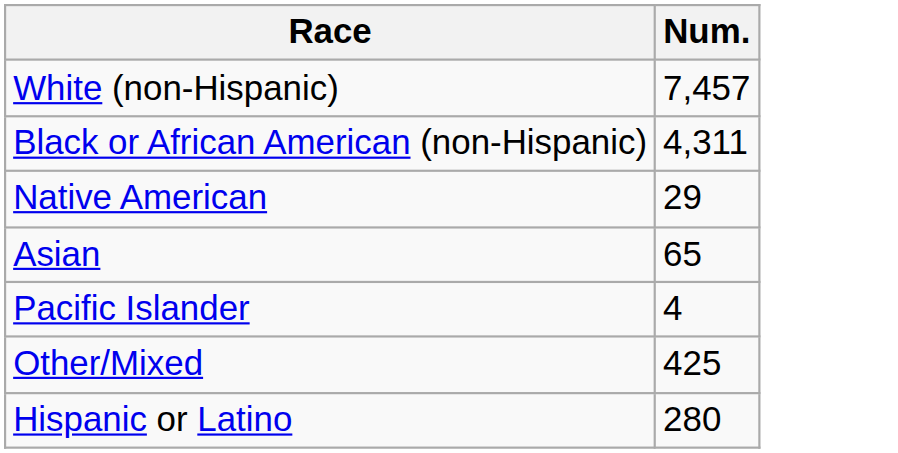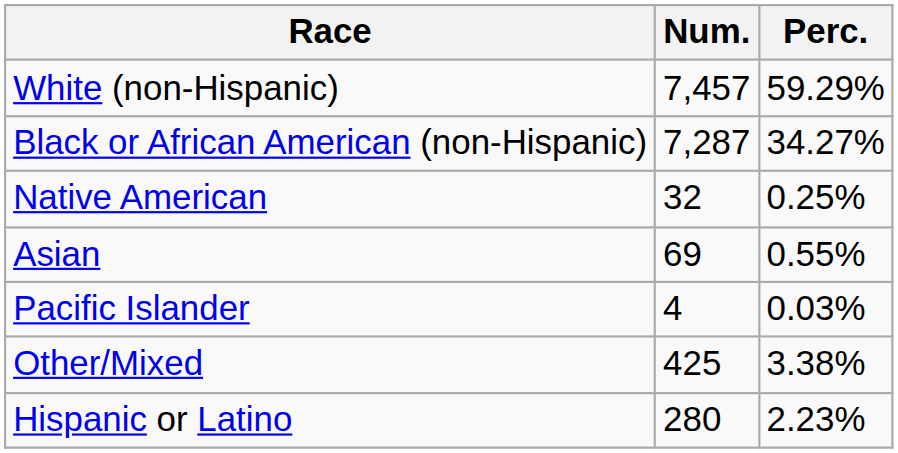+ column: (826, 32)
(705, 142) 4,311 -> (707, 142) 7,287
(683, 198) 29 -> (683, 198) 32
(683, 253) 65 -> (683, 253) 69
